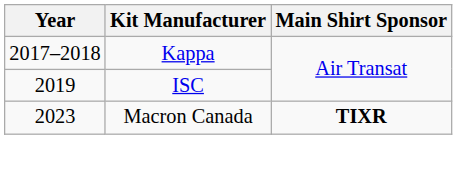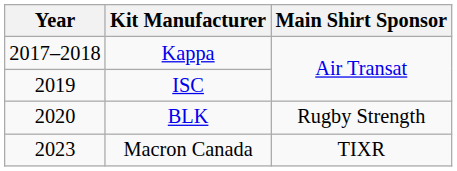+ row: (188, 117)
(361, 117) bold -> (361, 149) normal
